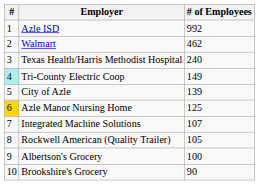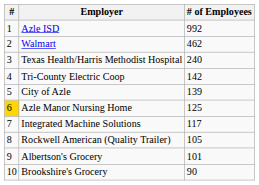(9, 76) paleturquoise background -> (9, 76) no background
(194, 76) 149 -> (194, 76) 142
(194, 124) 107 -> (194, 124) 117
(194, 156) 100 -> (194, 156) 101
